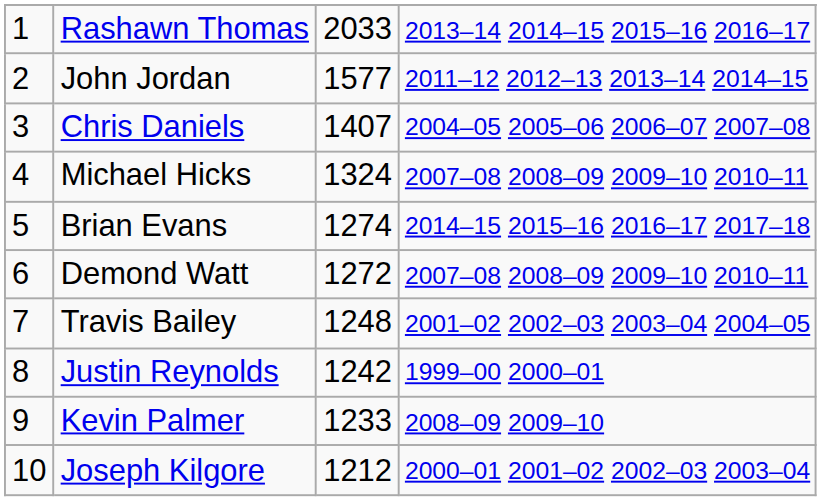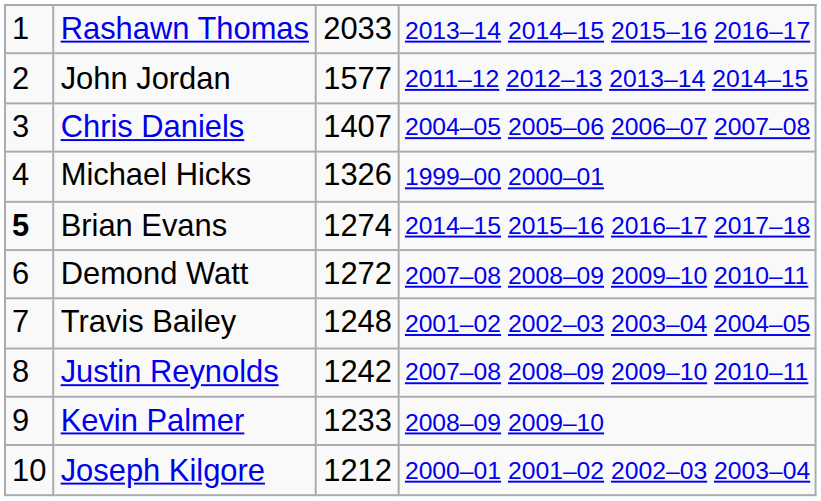(358, 175) 1324 -> (358, 175) 1326
(607, 176) 2007–08 2008–09 2009–10 2010–11 -> (505, 176) 1999–00 2000–01
(21, 224) normal -> (21, 224) bold
(505, 372) 1999–00 2000–01 -> (607, 372) 2007–08 2008–09 2009–10 2010–11
